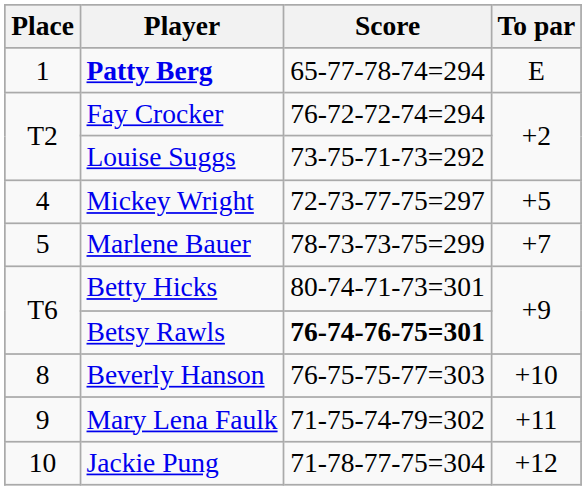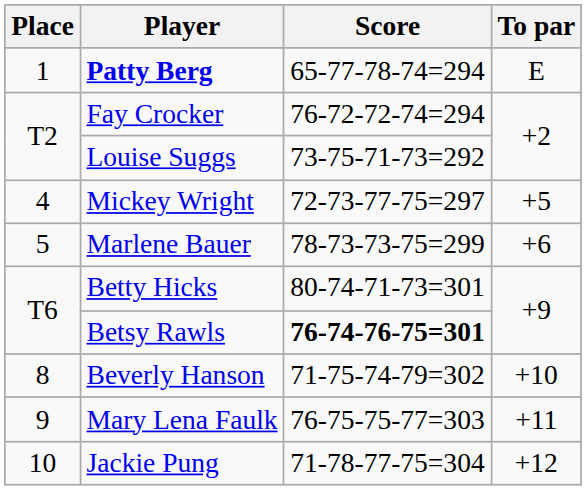(536, 244) +7 -> (536, 244) +6
(387, 375) 76-75-75-77=303 -> (387, 375) 71-75-74-79=302
(387, 419) 71-75-74-79=302 -> (387, 419) 76-75-75-77=303
